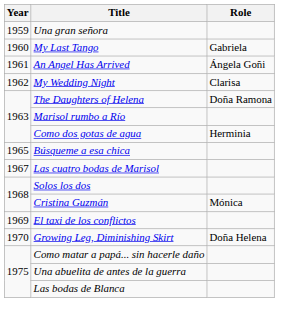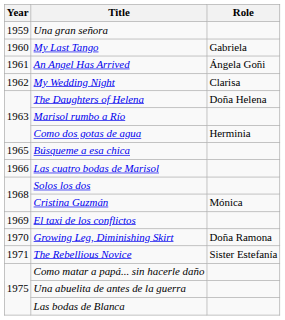(241, 99) Doña Ramona -> (238, 99) Doña Helena
(18, 168) 1967 -> (18, 168) 1966
(238, 237) Doña Helena -> (241, 237) Doña Ramona
+ row: (83, 254)
